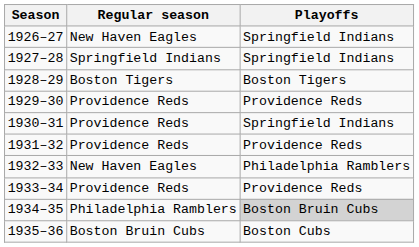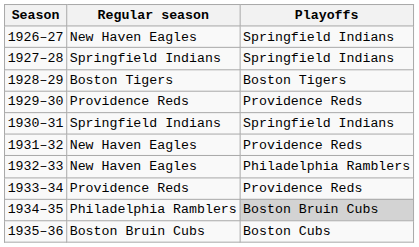(129, 123) Providence Reds -> (145, 123) Springfield Indians
(129, 145) Providence Reds -> (133, 145) New Haven Eagles
